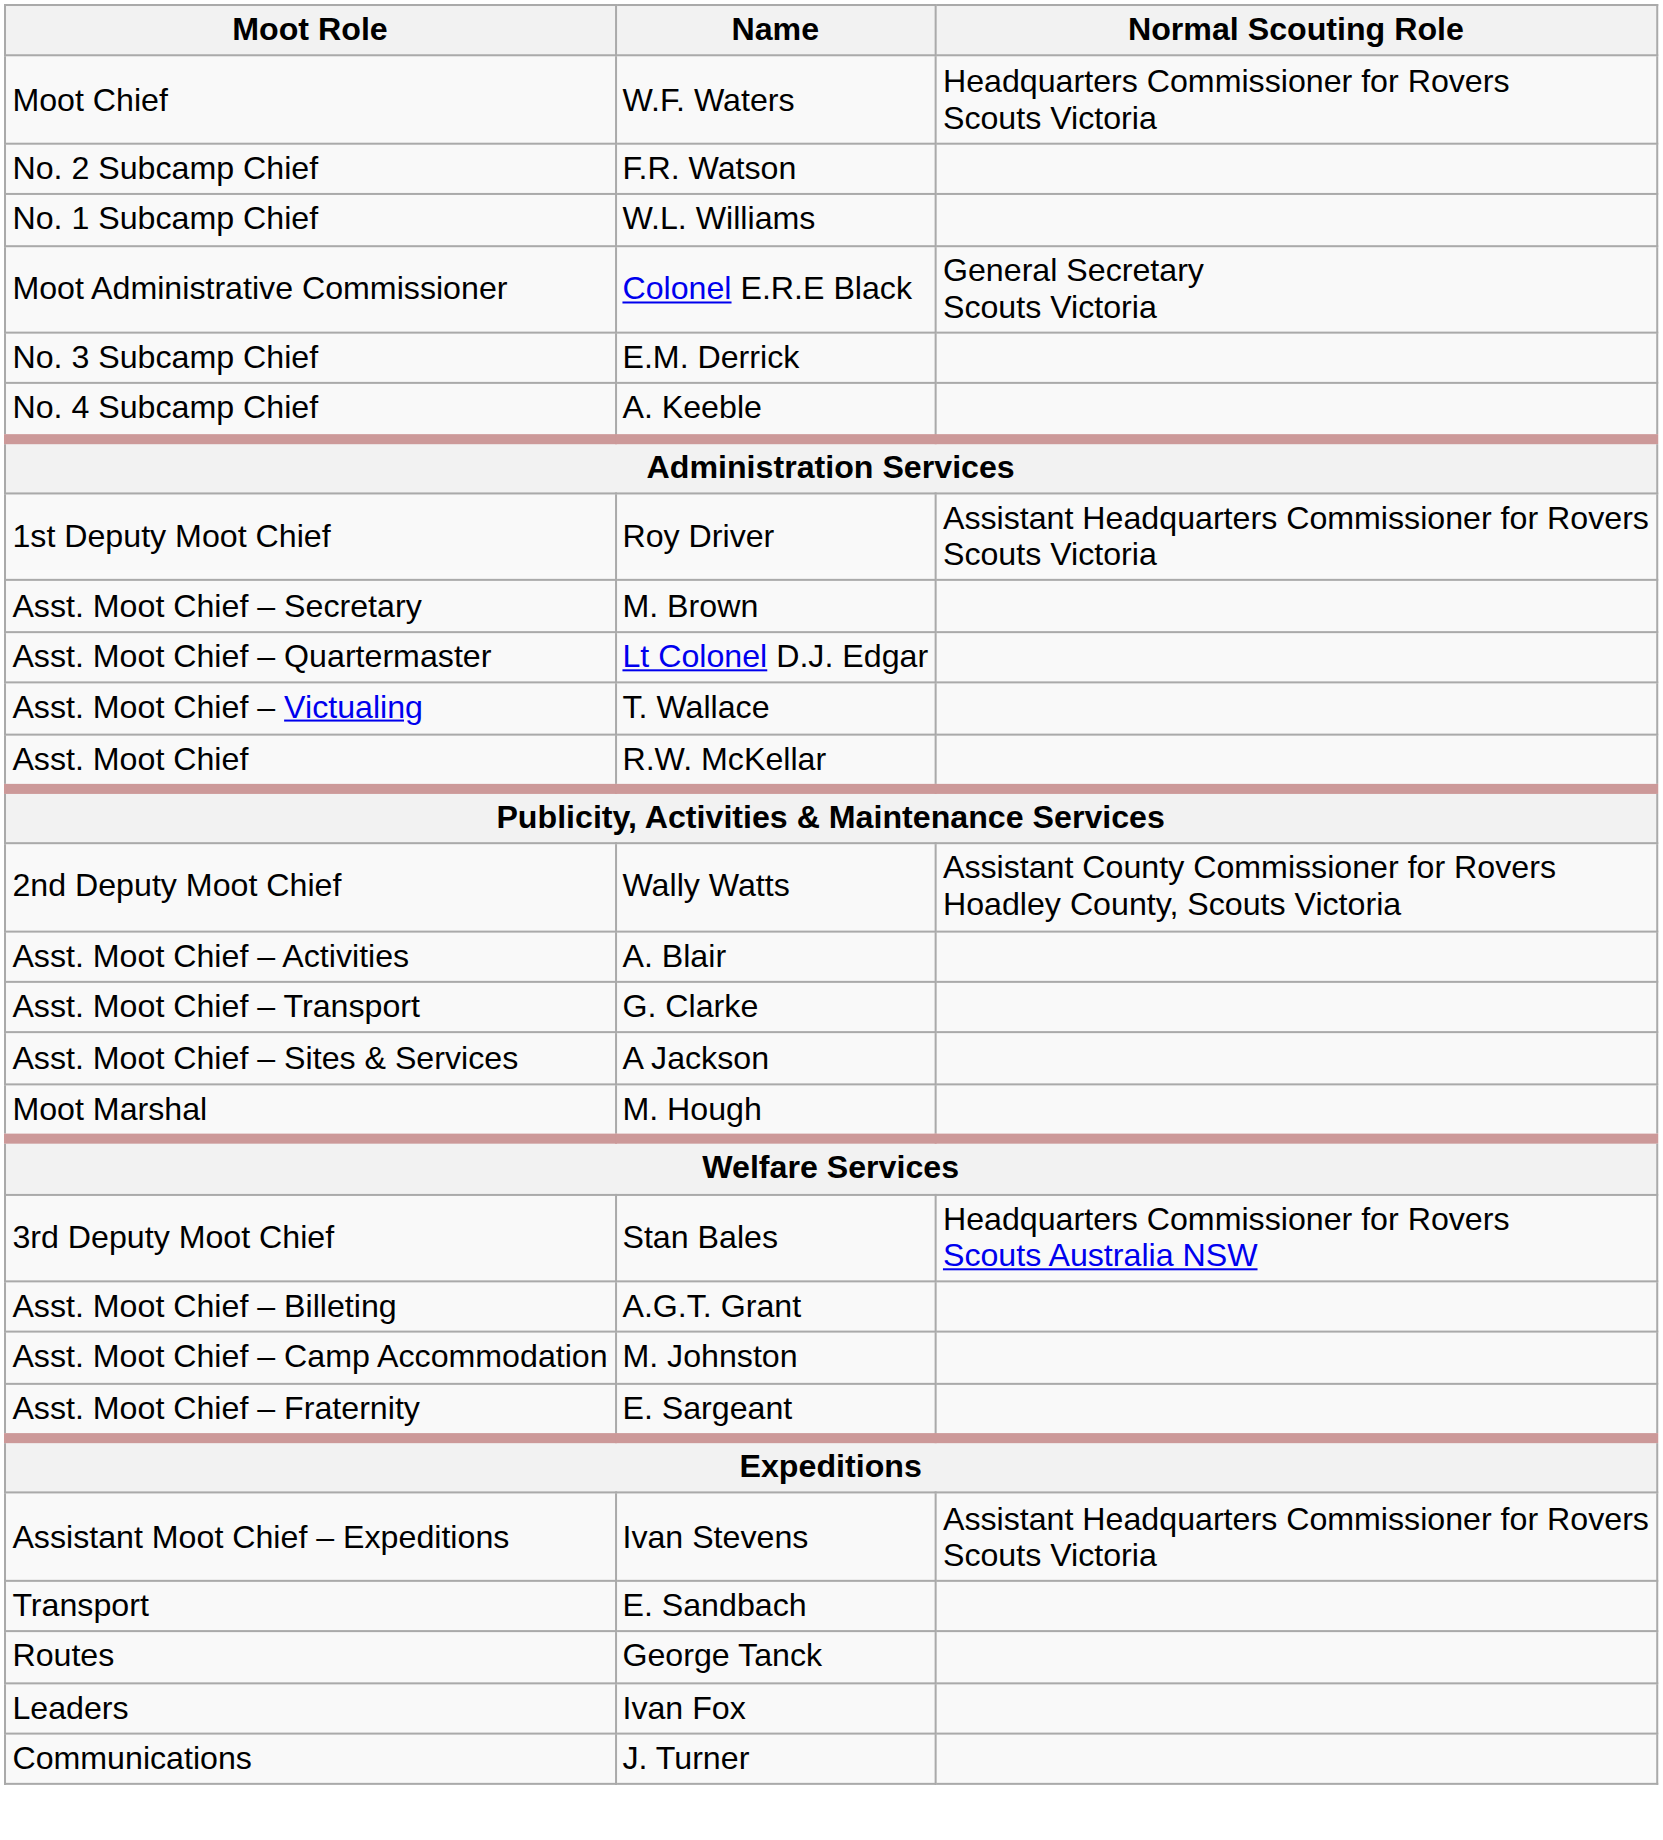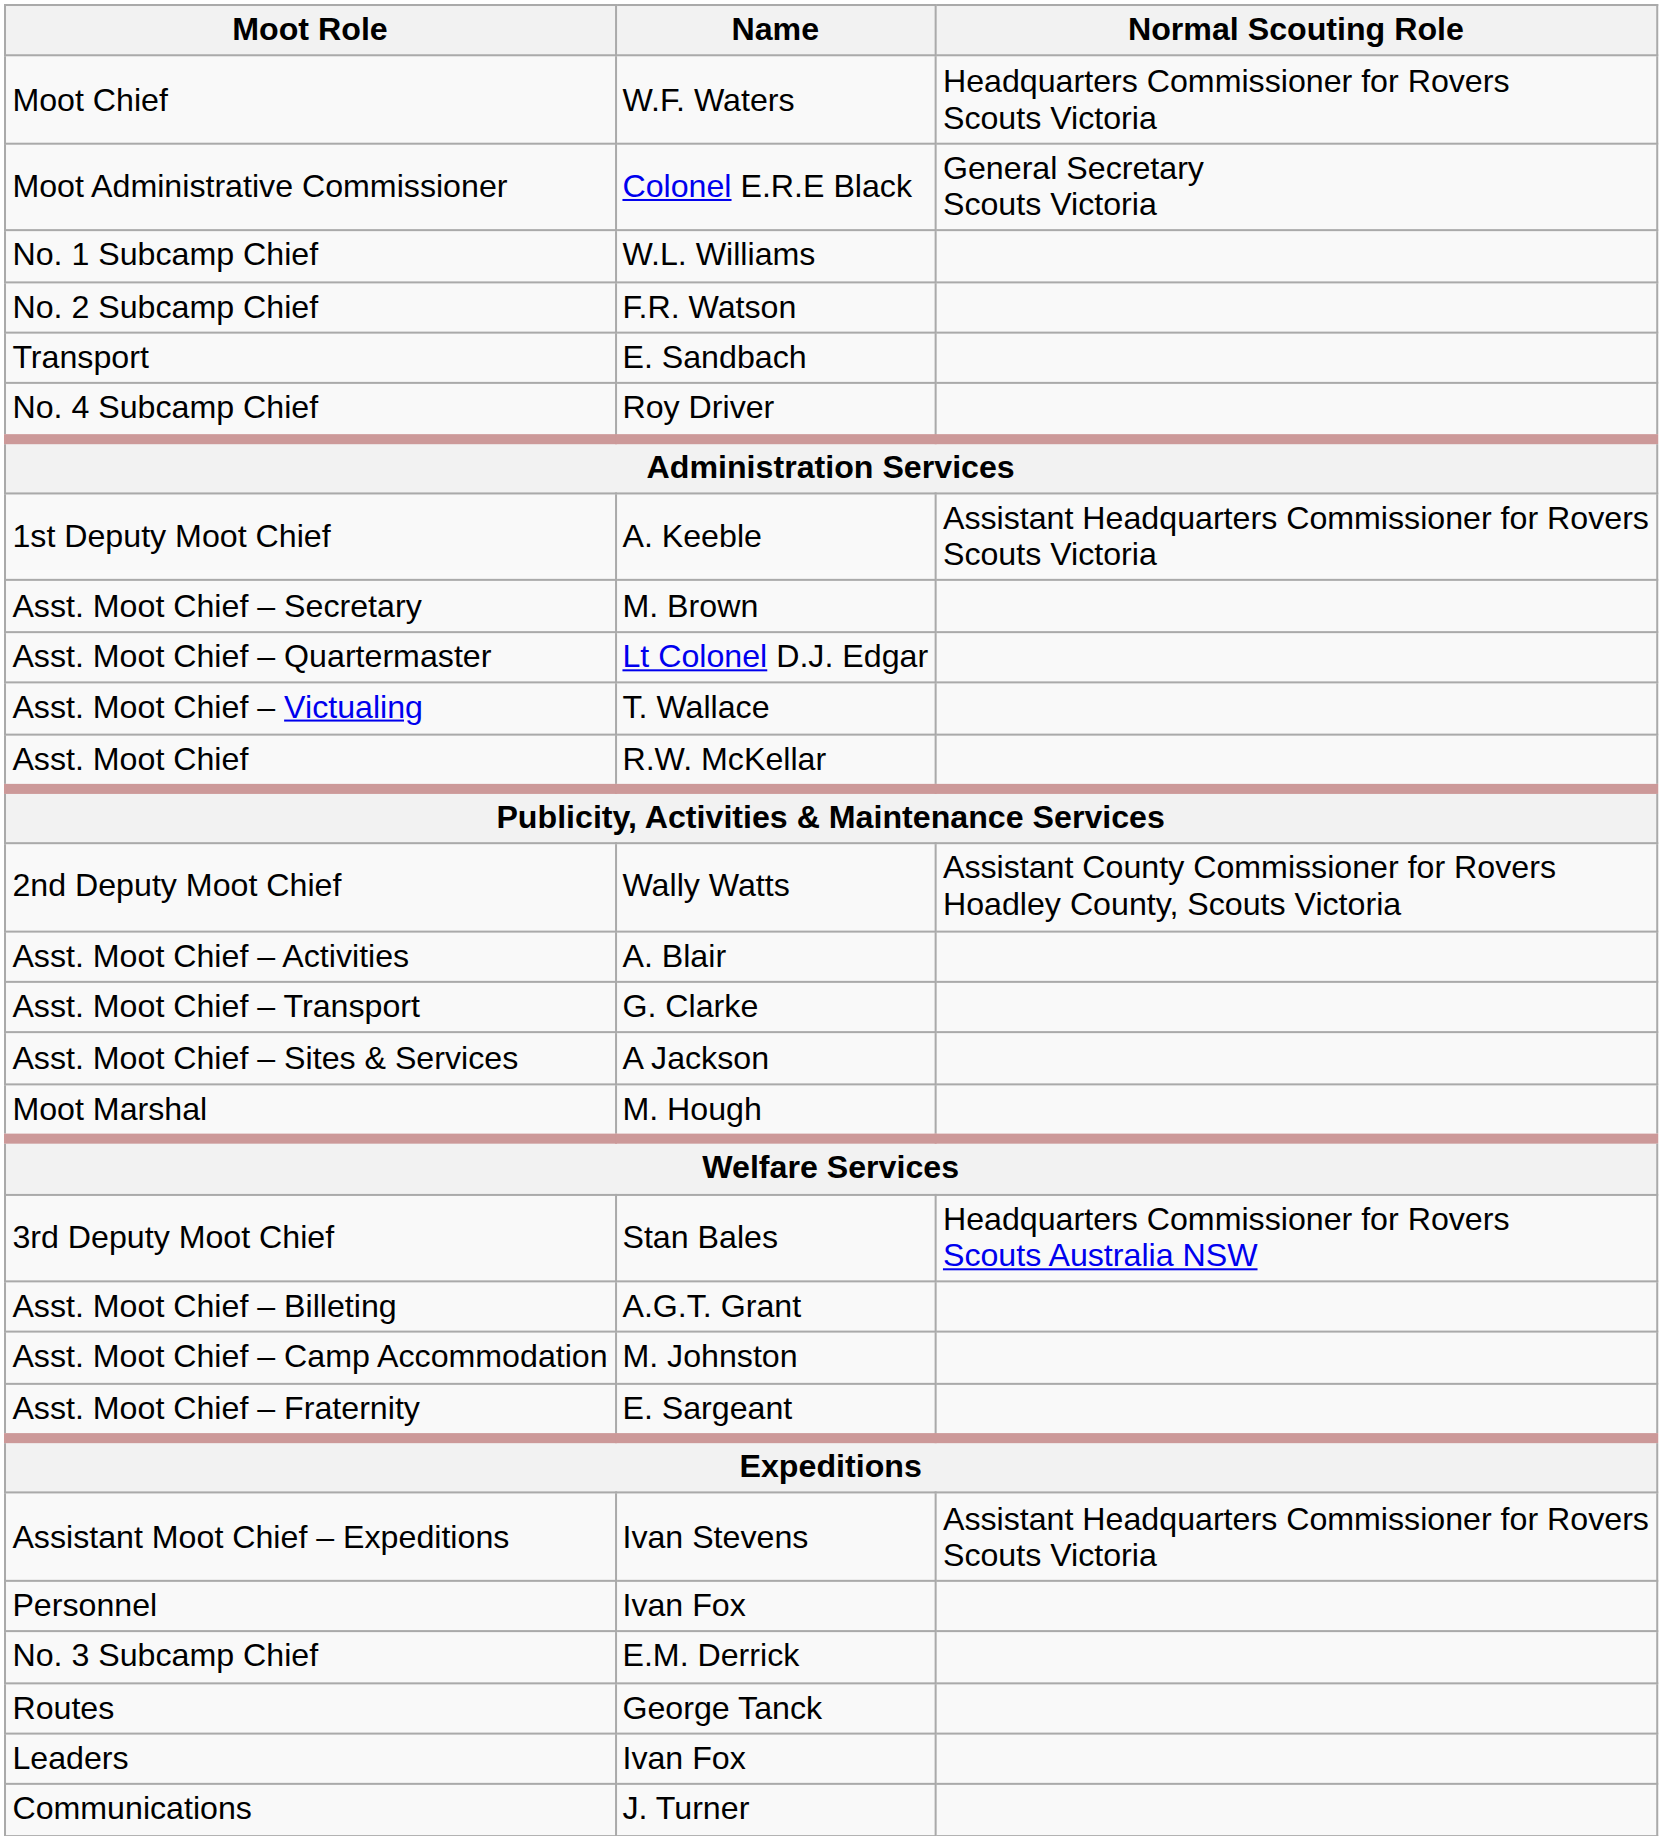rows swapped: (260, 288) <-> (165, 168)
rows swapped: (165, 357) <-> (81, 1605)
(692, 408) A. Keeble -> (698, 408) Roy Driver
(698, 536) Roy Driver -> (692, 536) A. Keeble
+ row: (85, 1605)
